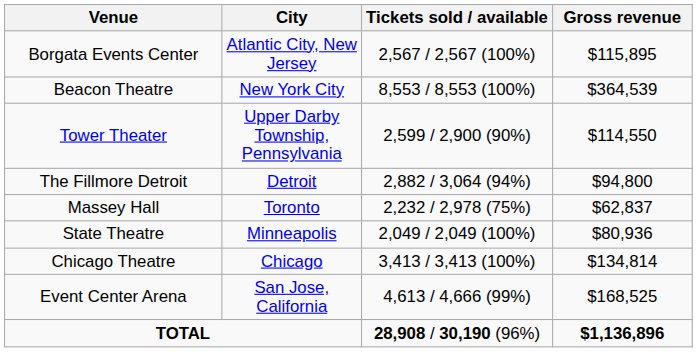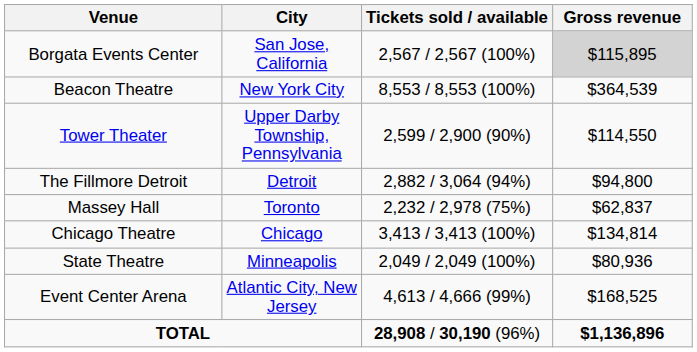(292, 53) Atlantic City, New Jersey -> (292, 53) San Jose, California
(622, 53) no background -> (622, 53) lightgrey background
rows swapped: (113, 261) <-> (113, 234)
(292, 297) San Jose, California -> (292, 297) Atlantic City, New Jersey
